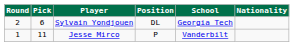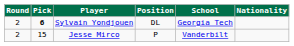(42, 23) normal -> (42, 23) bold
(18, 36) 1 -> (18, 36) 2
(42, 36) 11 -> (42, 36) 15
